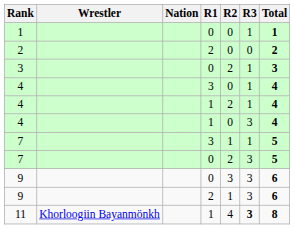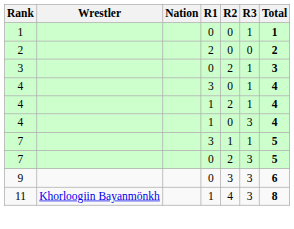- row: (20, 196)
(250, 214) bold -> (250, 196) normal
